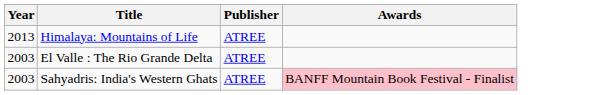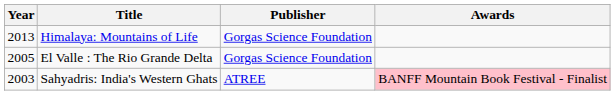(245, 36) ATREE -> (298, 36) Gorgas Science Foundation
(21, 57) 2003 -> (21, 57) 2005
(245, 57) ATREE -> (298, 57) Gorgas Science Foundation
